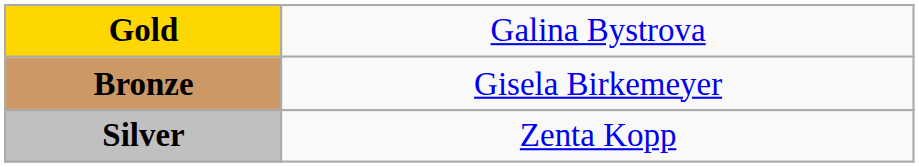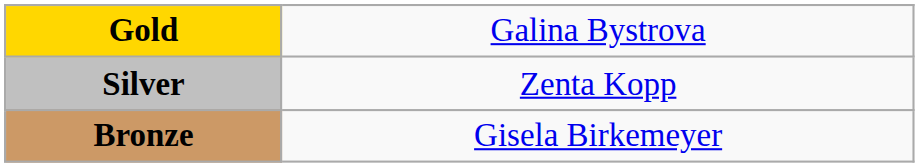rows swapped: (144, 135) <-> (144, 82)
